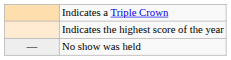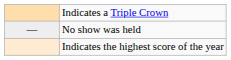rows swapped: (143, 30) <-> (101, 47)
